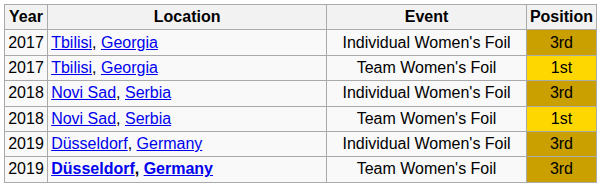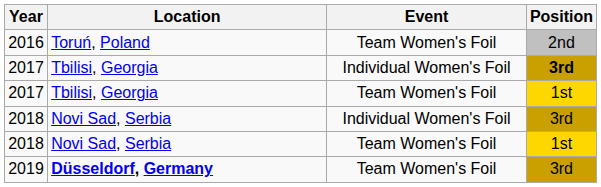+ row: (26, 42)
(561, 42) normal -> (561, 67) bold
- row: (26, 144)
